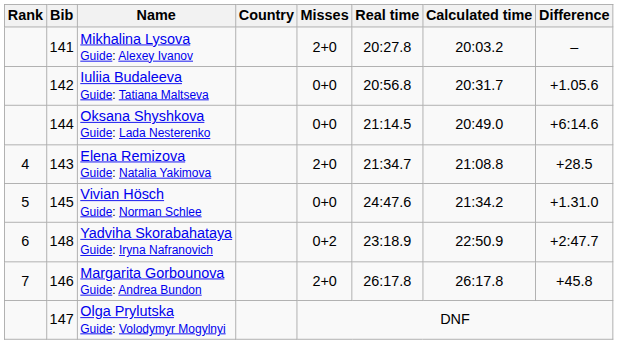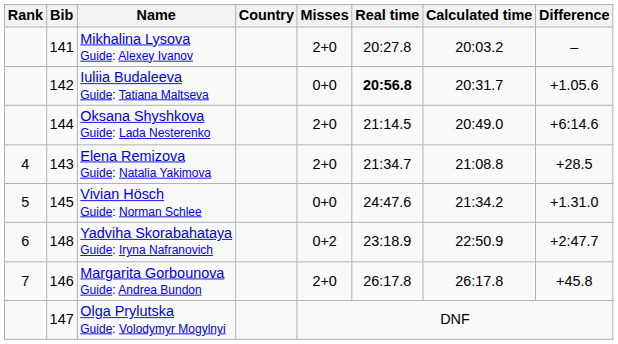(387, 85) normal -> (387, 85) bold
(325, 124) 0+0 -> (325, 124) 2+0
